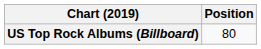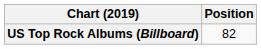(229, 34) 80 -> (229, 34) 82
